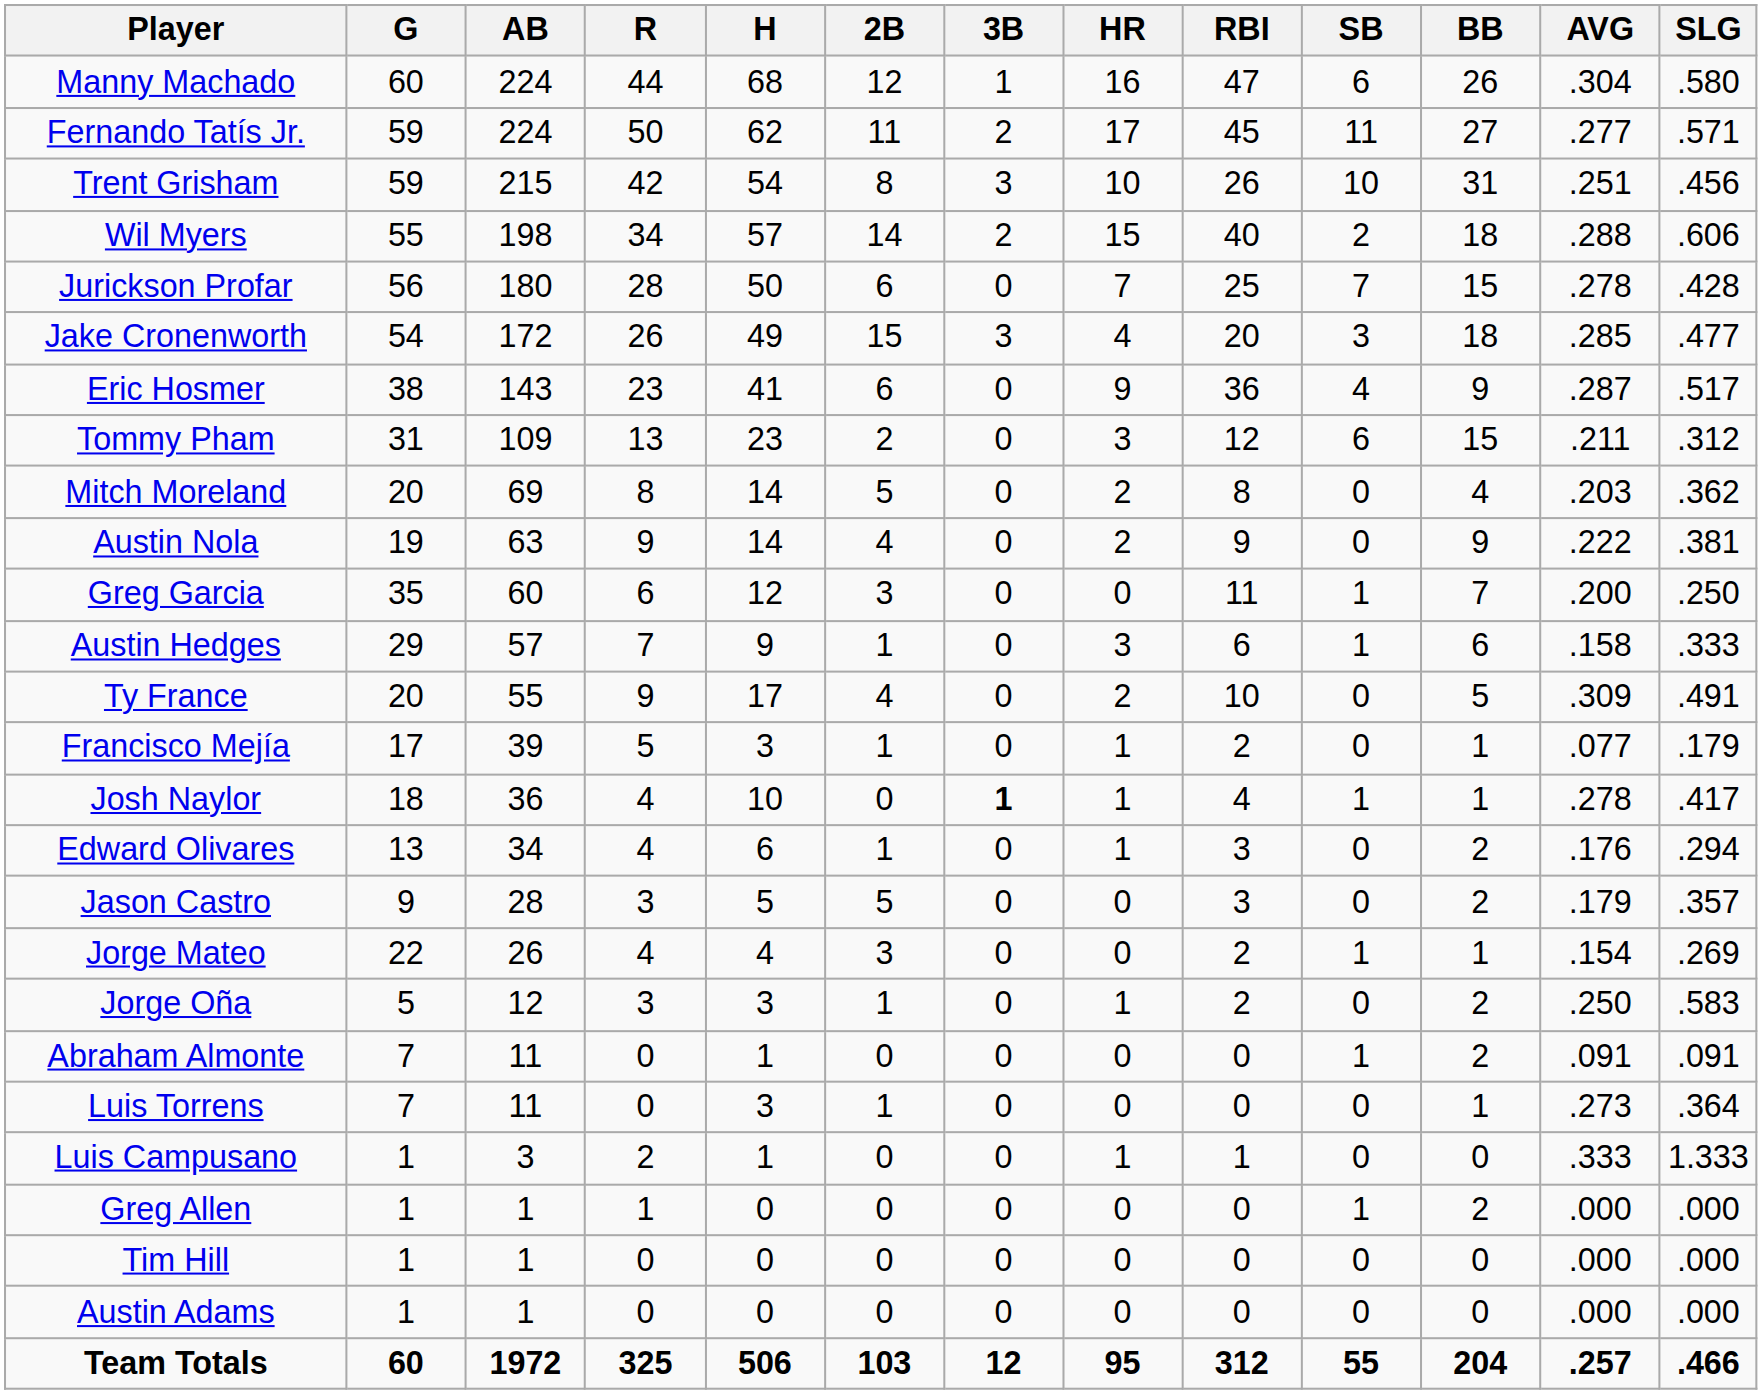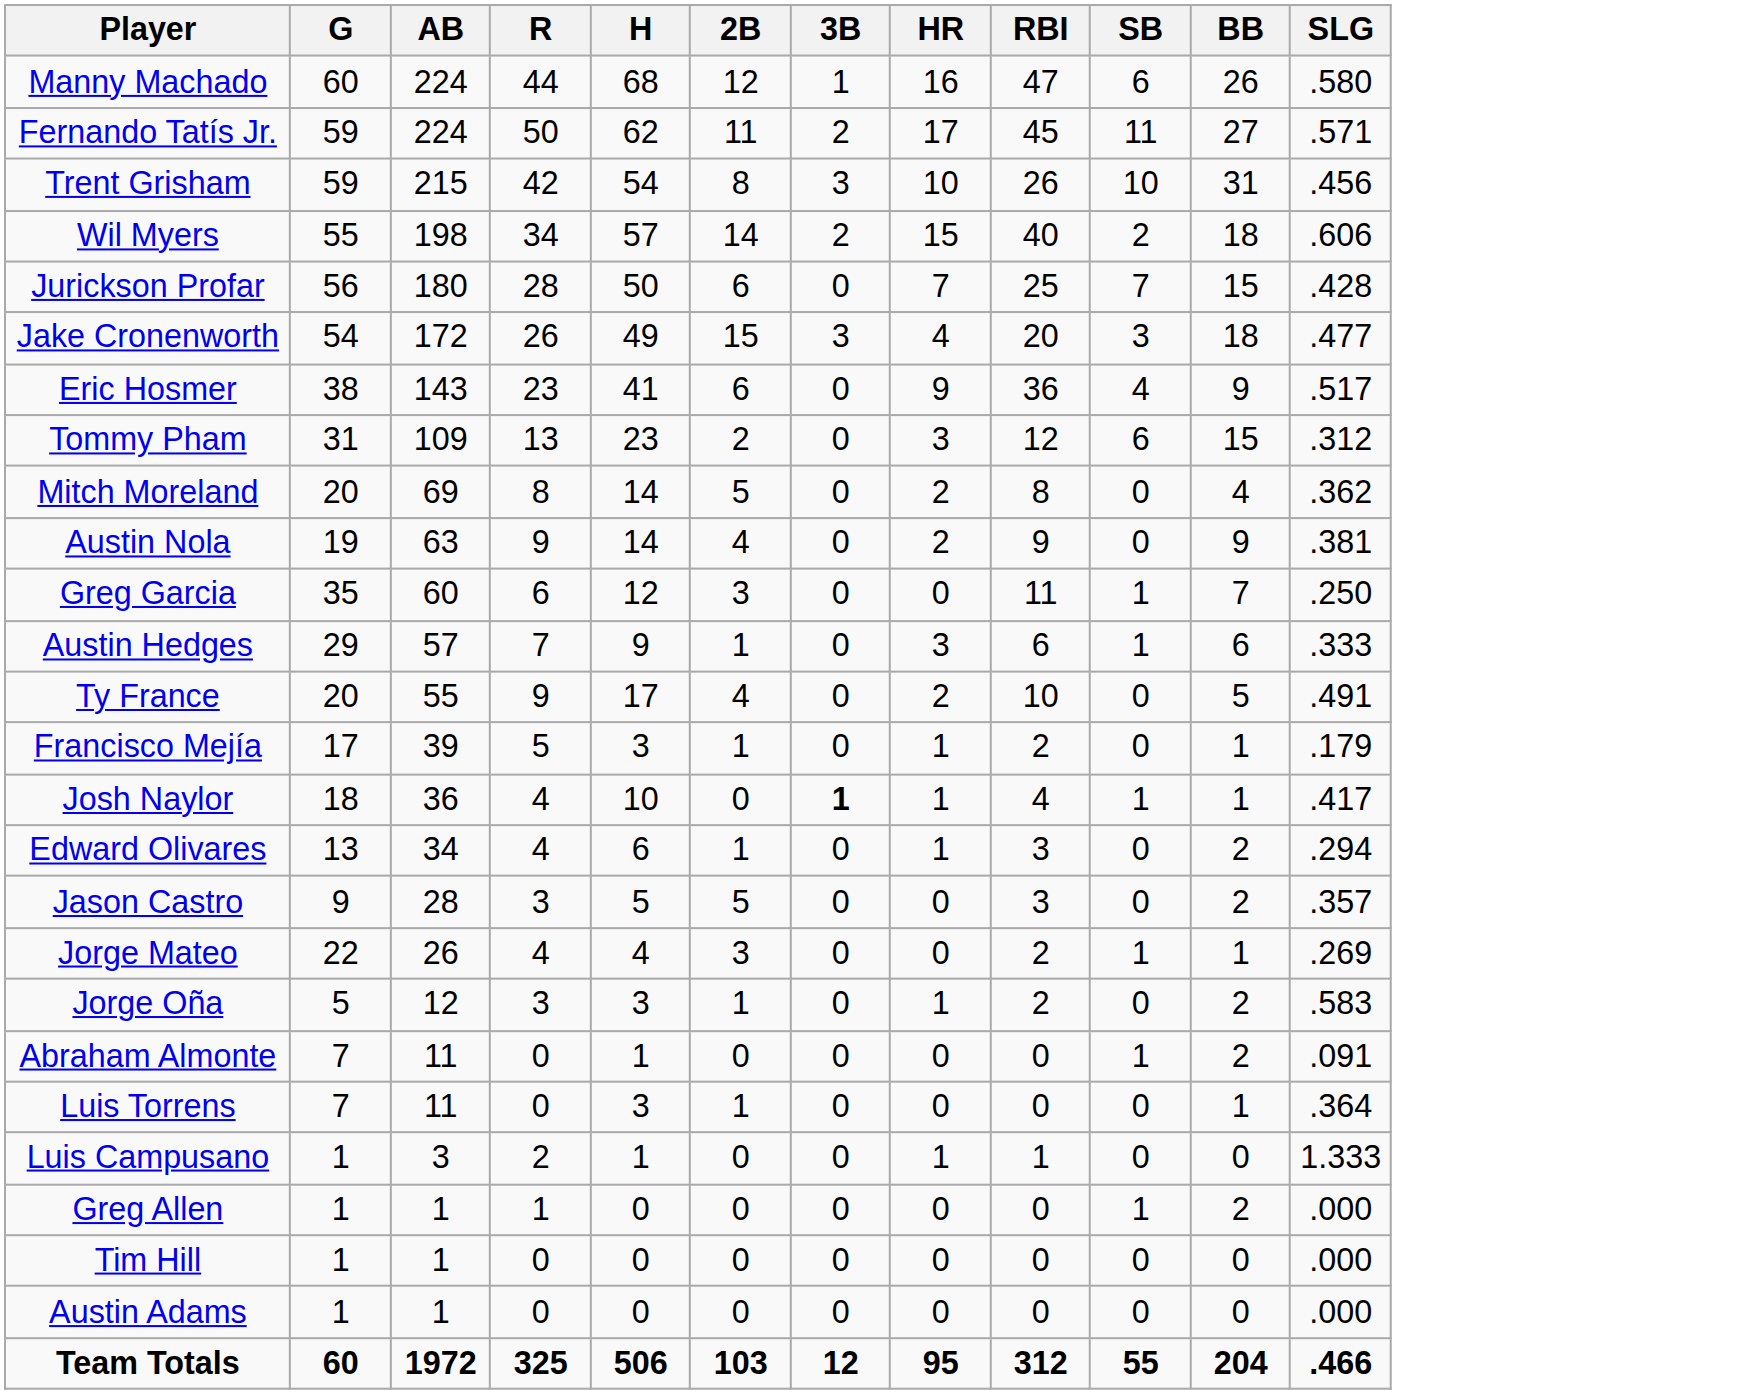- column: (1600, 30)
